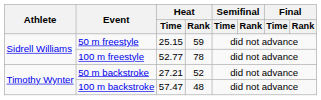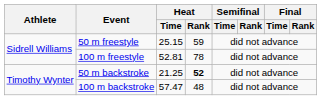(171, 57) 52.77 -> (171, 57) 52.81
(171, 72) 27.21 -> (171, 72) 21.25
(199, 72) normal -> (199, 72) bold
